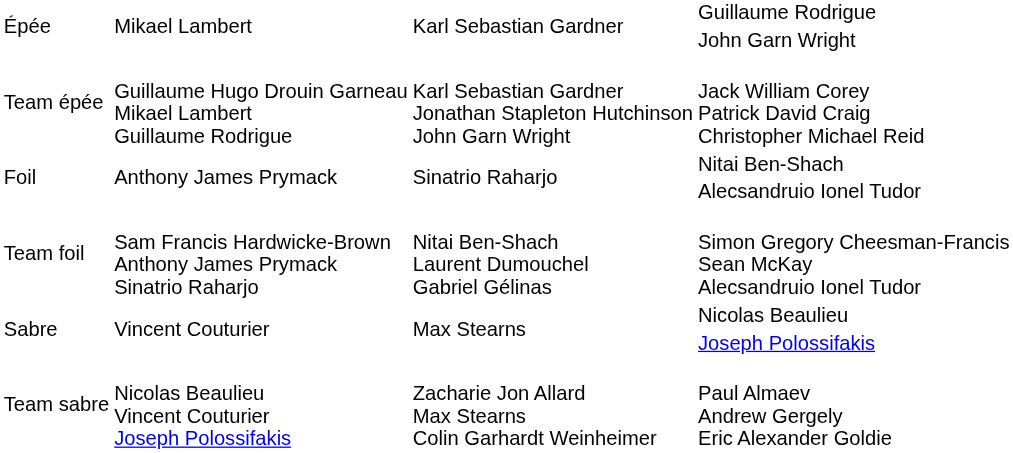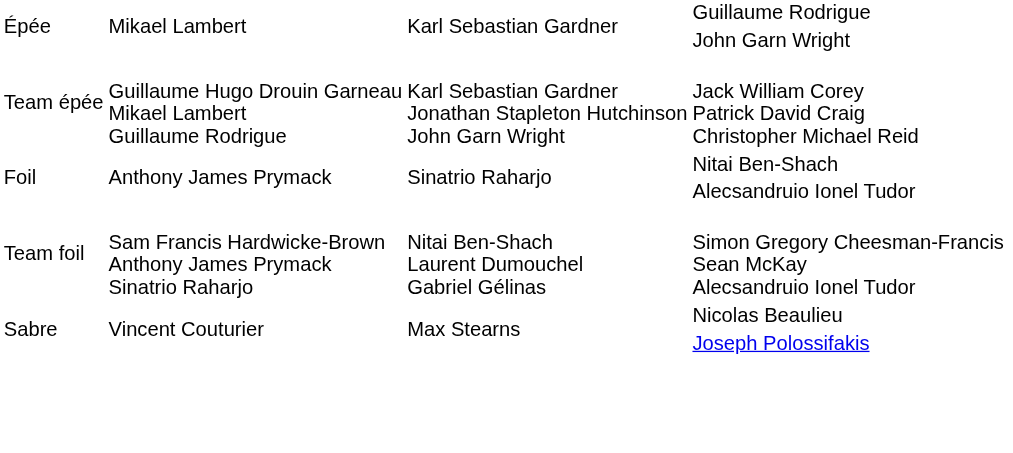- row: (795, 416)
